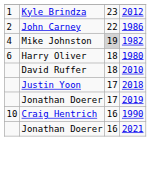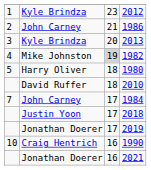(112, 26) 22 -> (112, 26) 21
+ row: (133, 41)
(9, 56) 6 -> (9, 70) 5
+ row: (133, 99)
